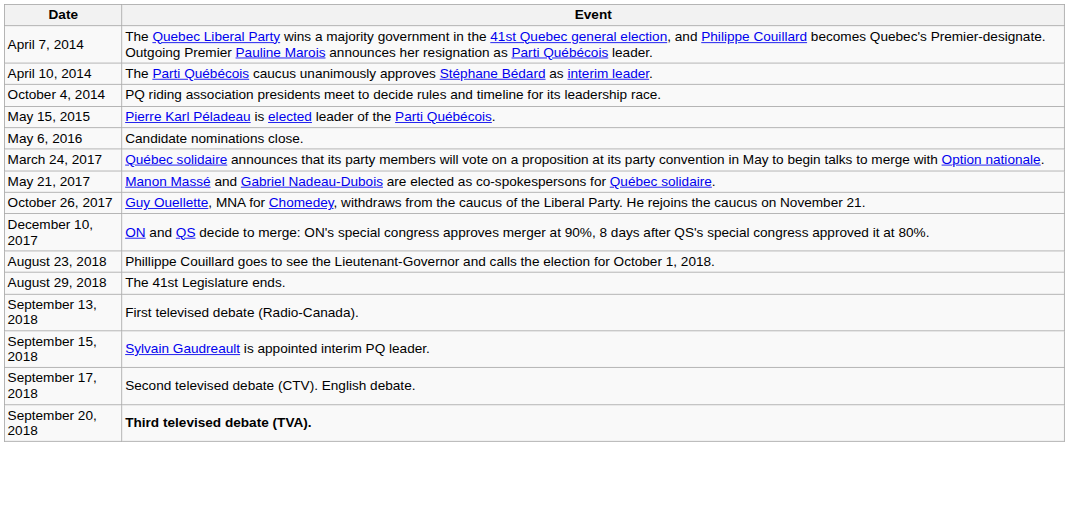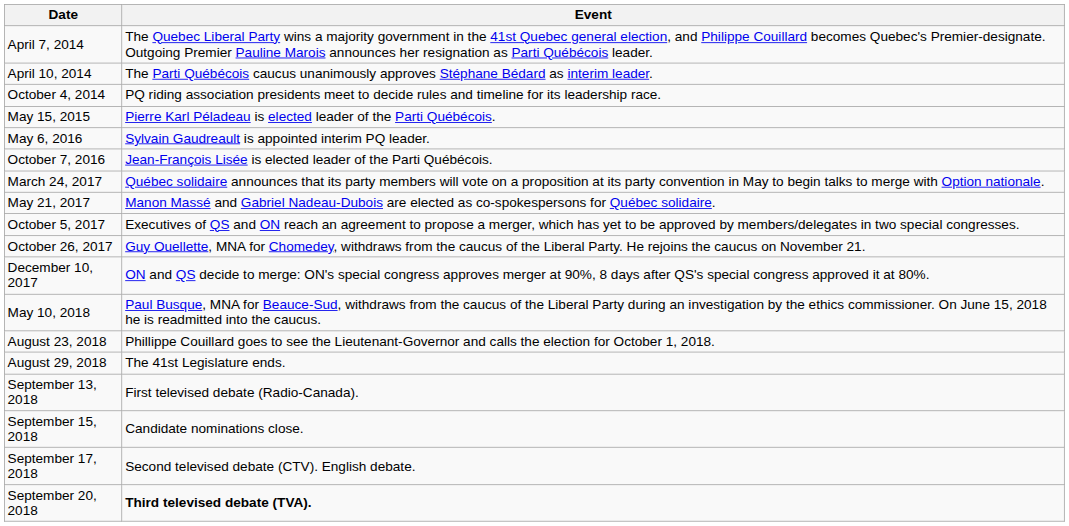(214, 138) Candidate nominations close. -> (278, 138) Sylvain Gaudreault is appointed interim PQ leader.
+ row: (56, 159)
+ row: (56, 224)
+ row: (49, 312)
(278, 349) Sylvain Gaudreault is appointed interim PQ leader. -> (214, 429) Candidate nominations close.
